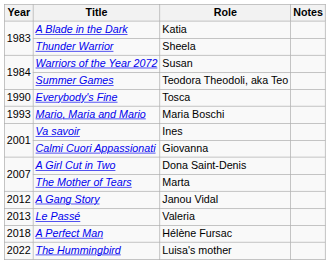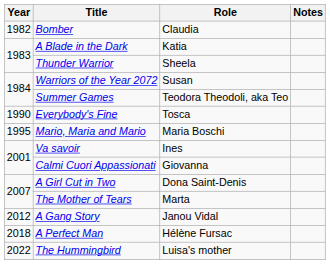+ row: (54, 30)
(19, 115) 1993 -> (19, 132) 1995
- row: (58, 217)
